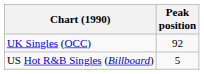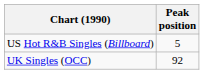rows swapped: (49, 43) <-> (80, 60)
